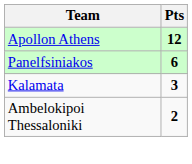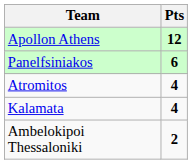+ row: (37, 85)
(174, 85) 3 -> (174, 108) 4
